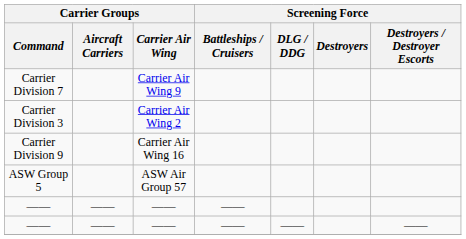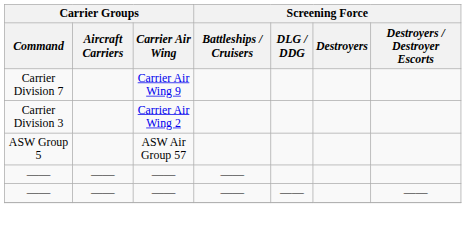- row: (38, 148)
